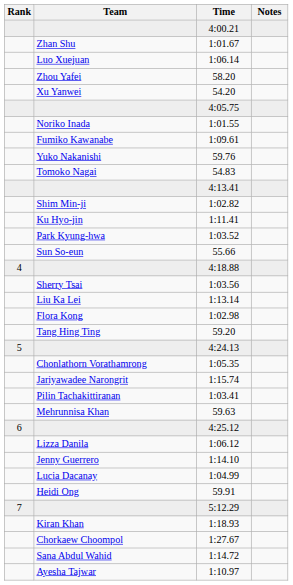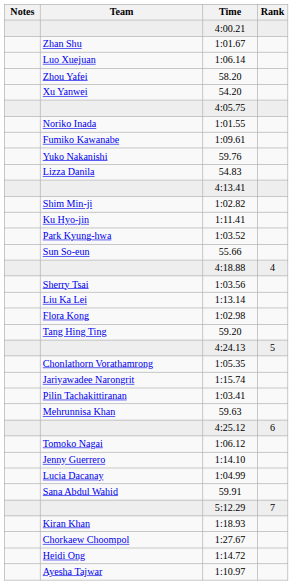columns swapped: (19, 12) <-> (269, 12)
(67, 172) Tomoko Nagai -> (69, 172) Lizza Danila
(62, 444) Lizza Danila -> (73, 444) Tomoko Nagai
(58, 492) Heidi Ong -> (80, 492) Sana Abdul Wahid
(74, 556) Sana Abdul Wahid -> (64, 556) Heidi Ong
